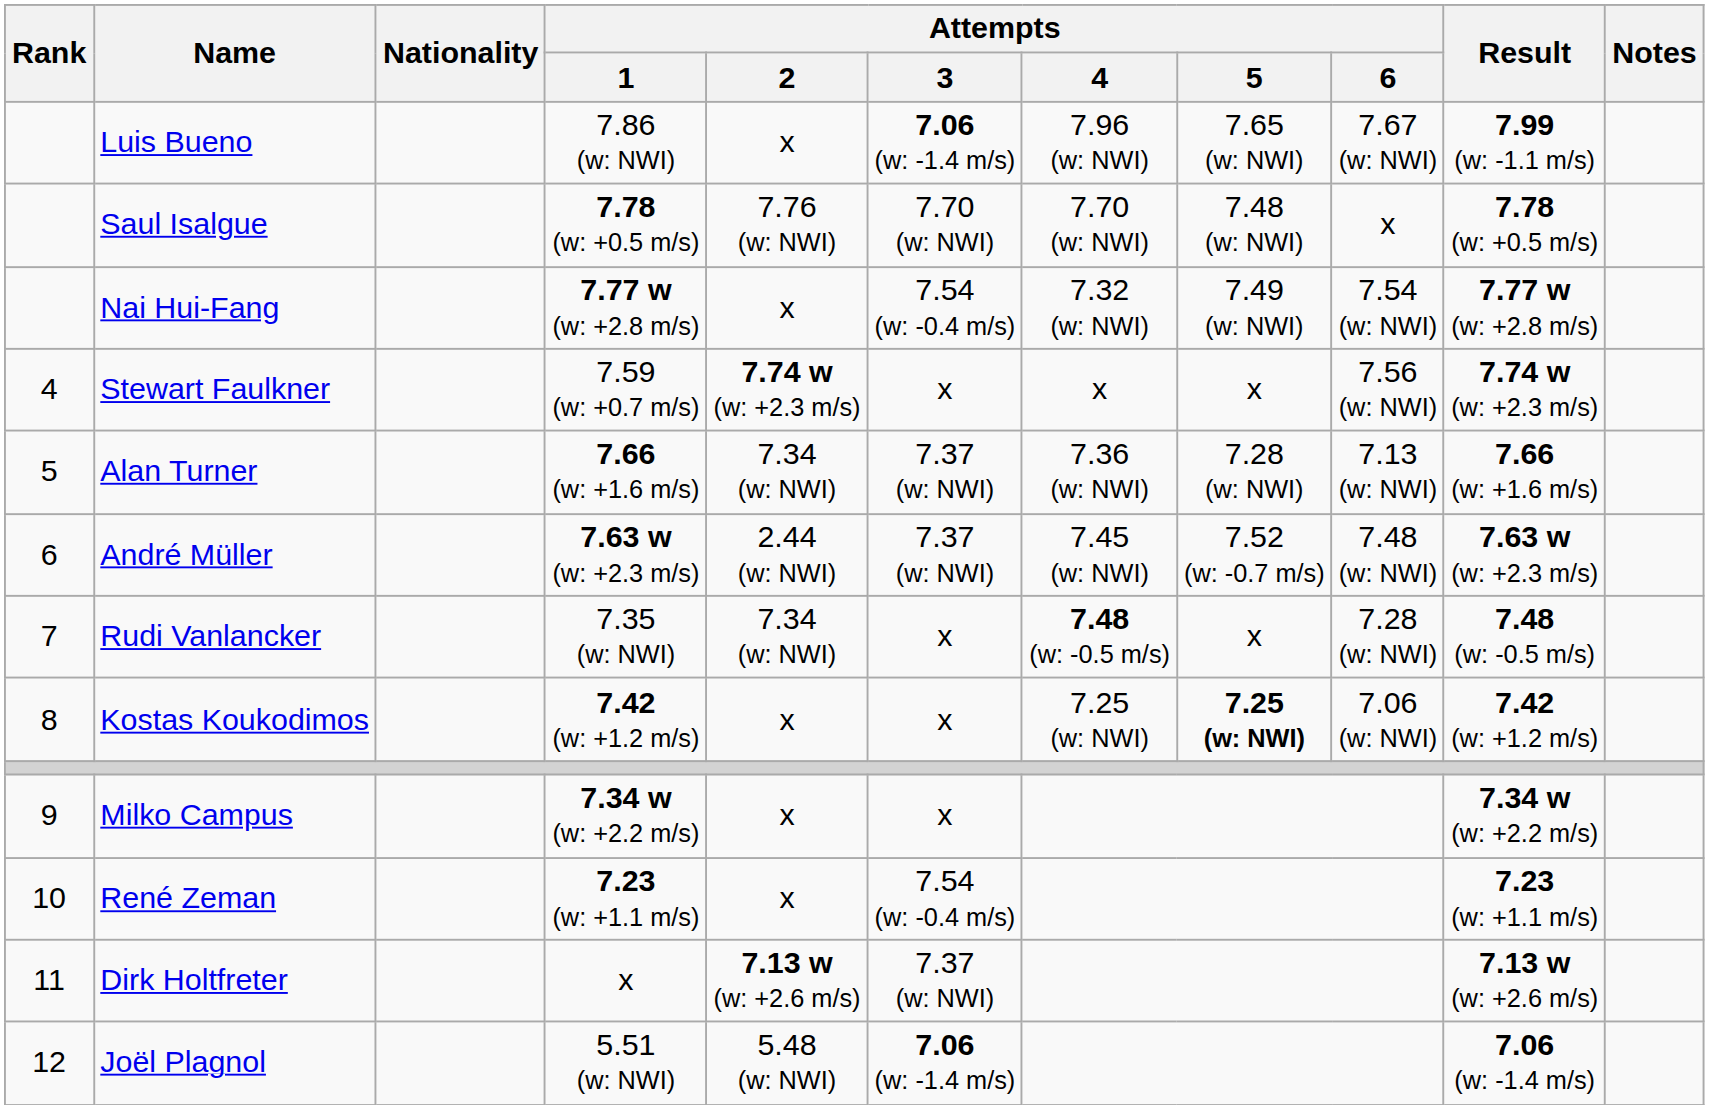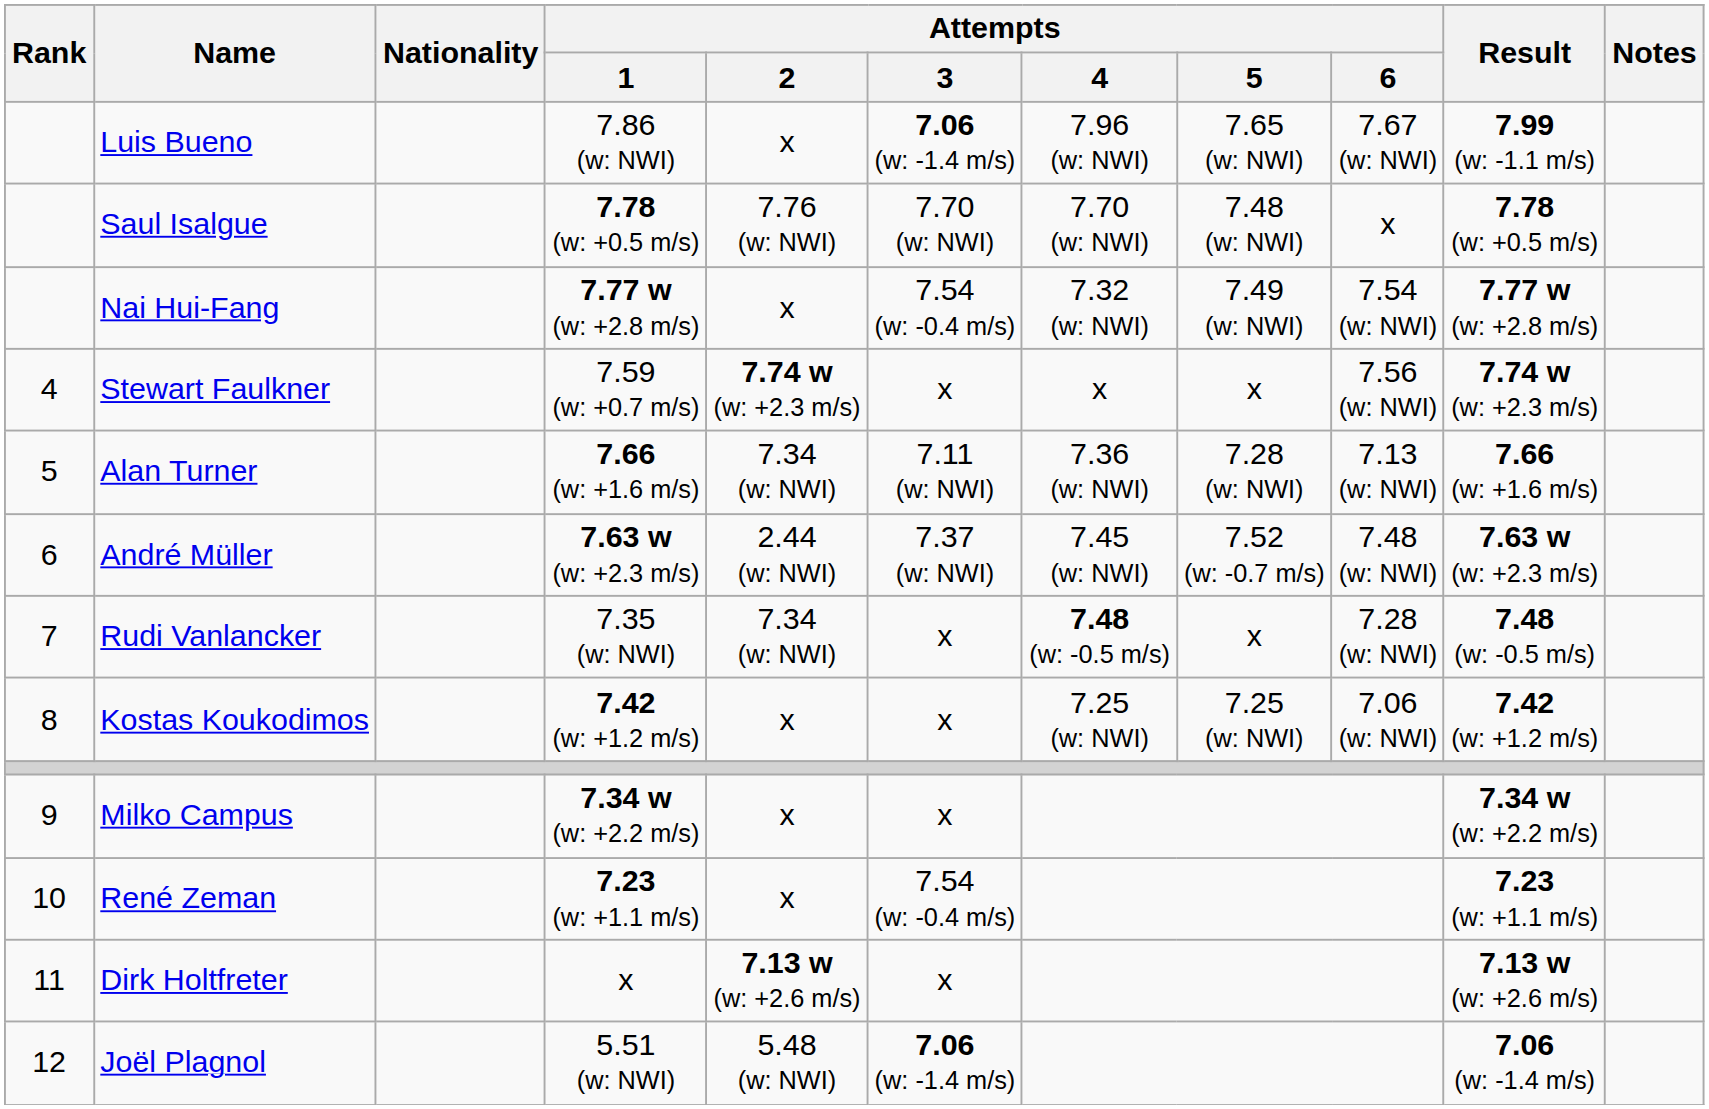(945, 471) 7.37 (w: NWI) -> (945, 471) 7.11 (w: NWI)
(1254, 719) bold -> (1254, 719) normal
(945, 980) 7.37 (w: NWI) -> (945, 980) x
